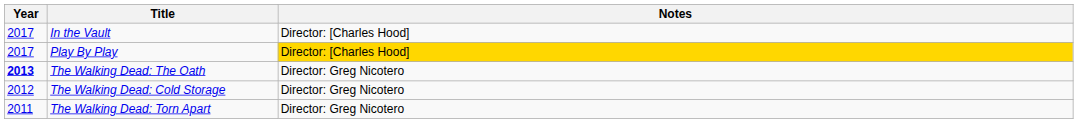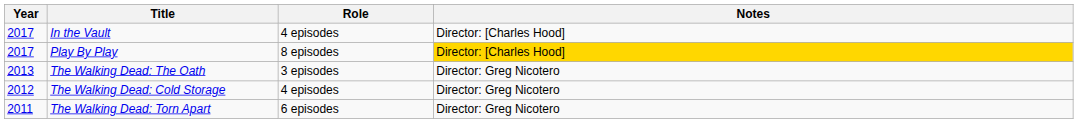+ column: (356, 14)
(20, 71) bold -> (20, 71) normal
